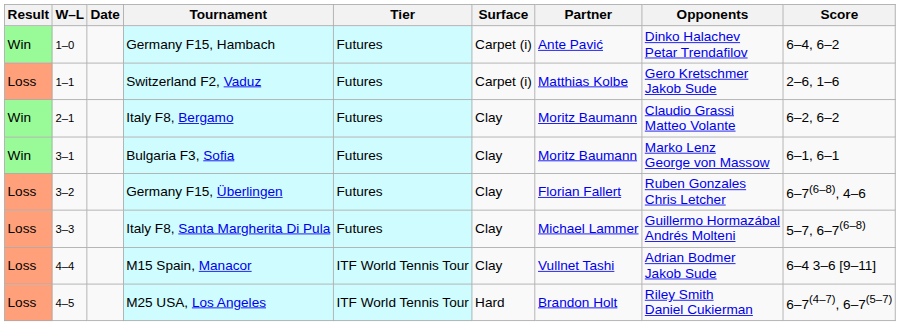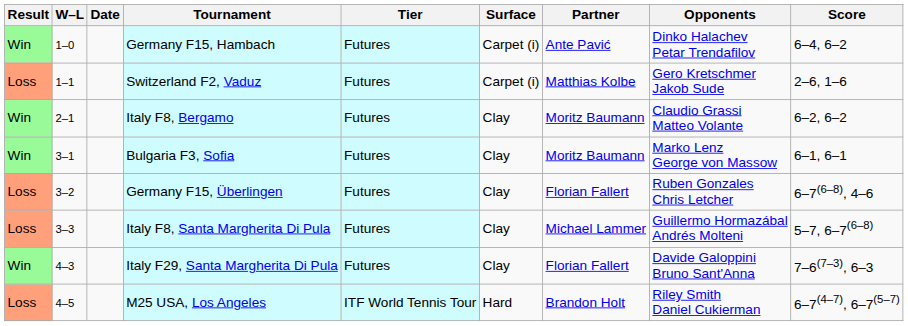+ row: (232, 265)
- row: (189, 265)
